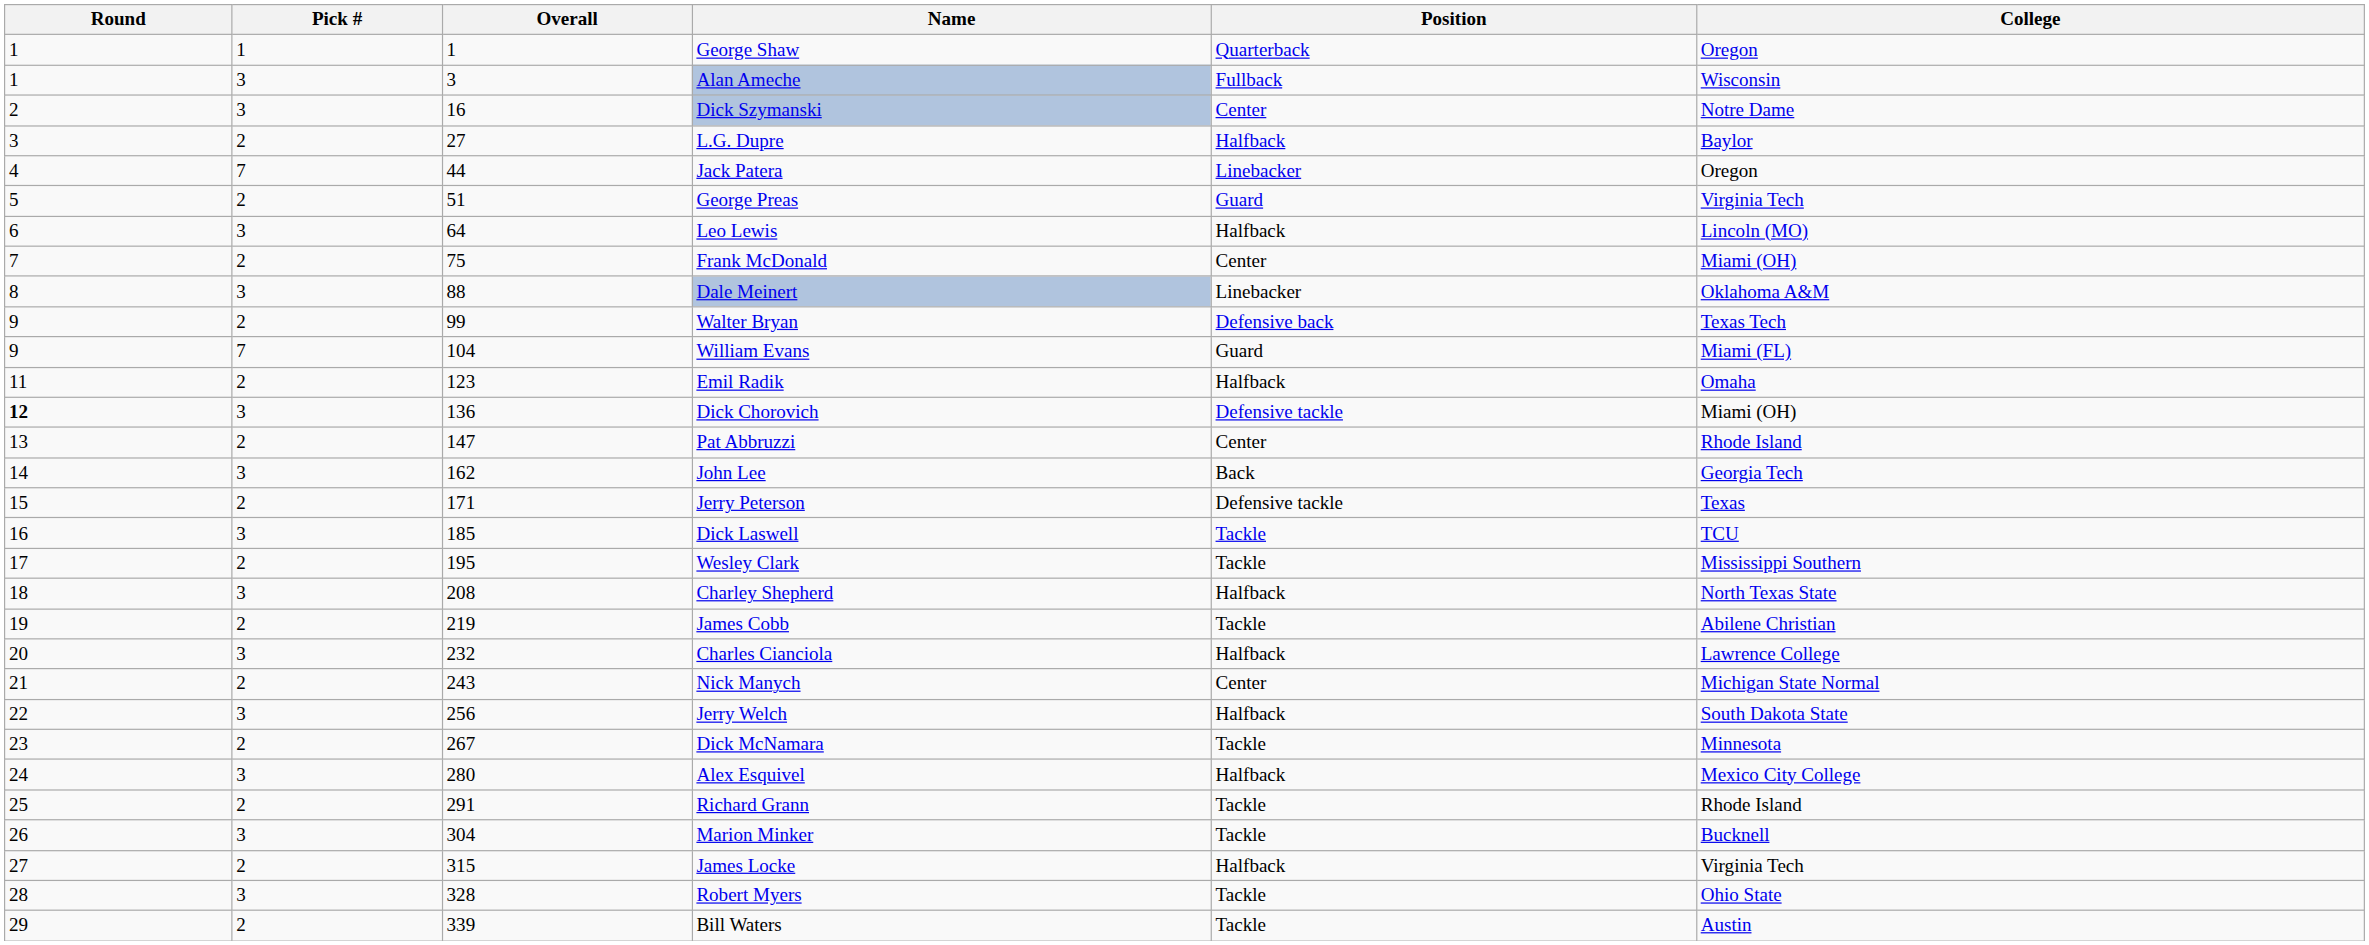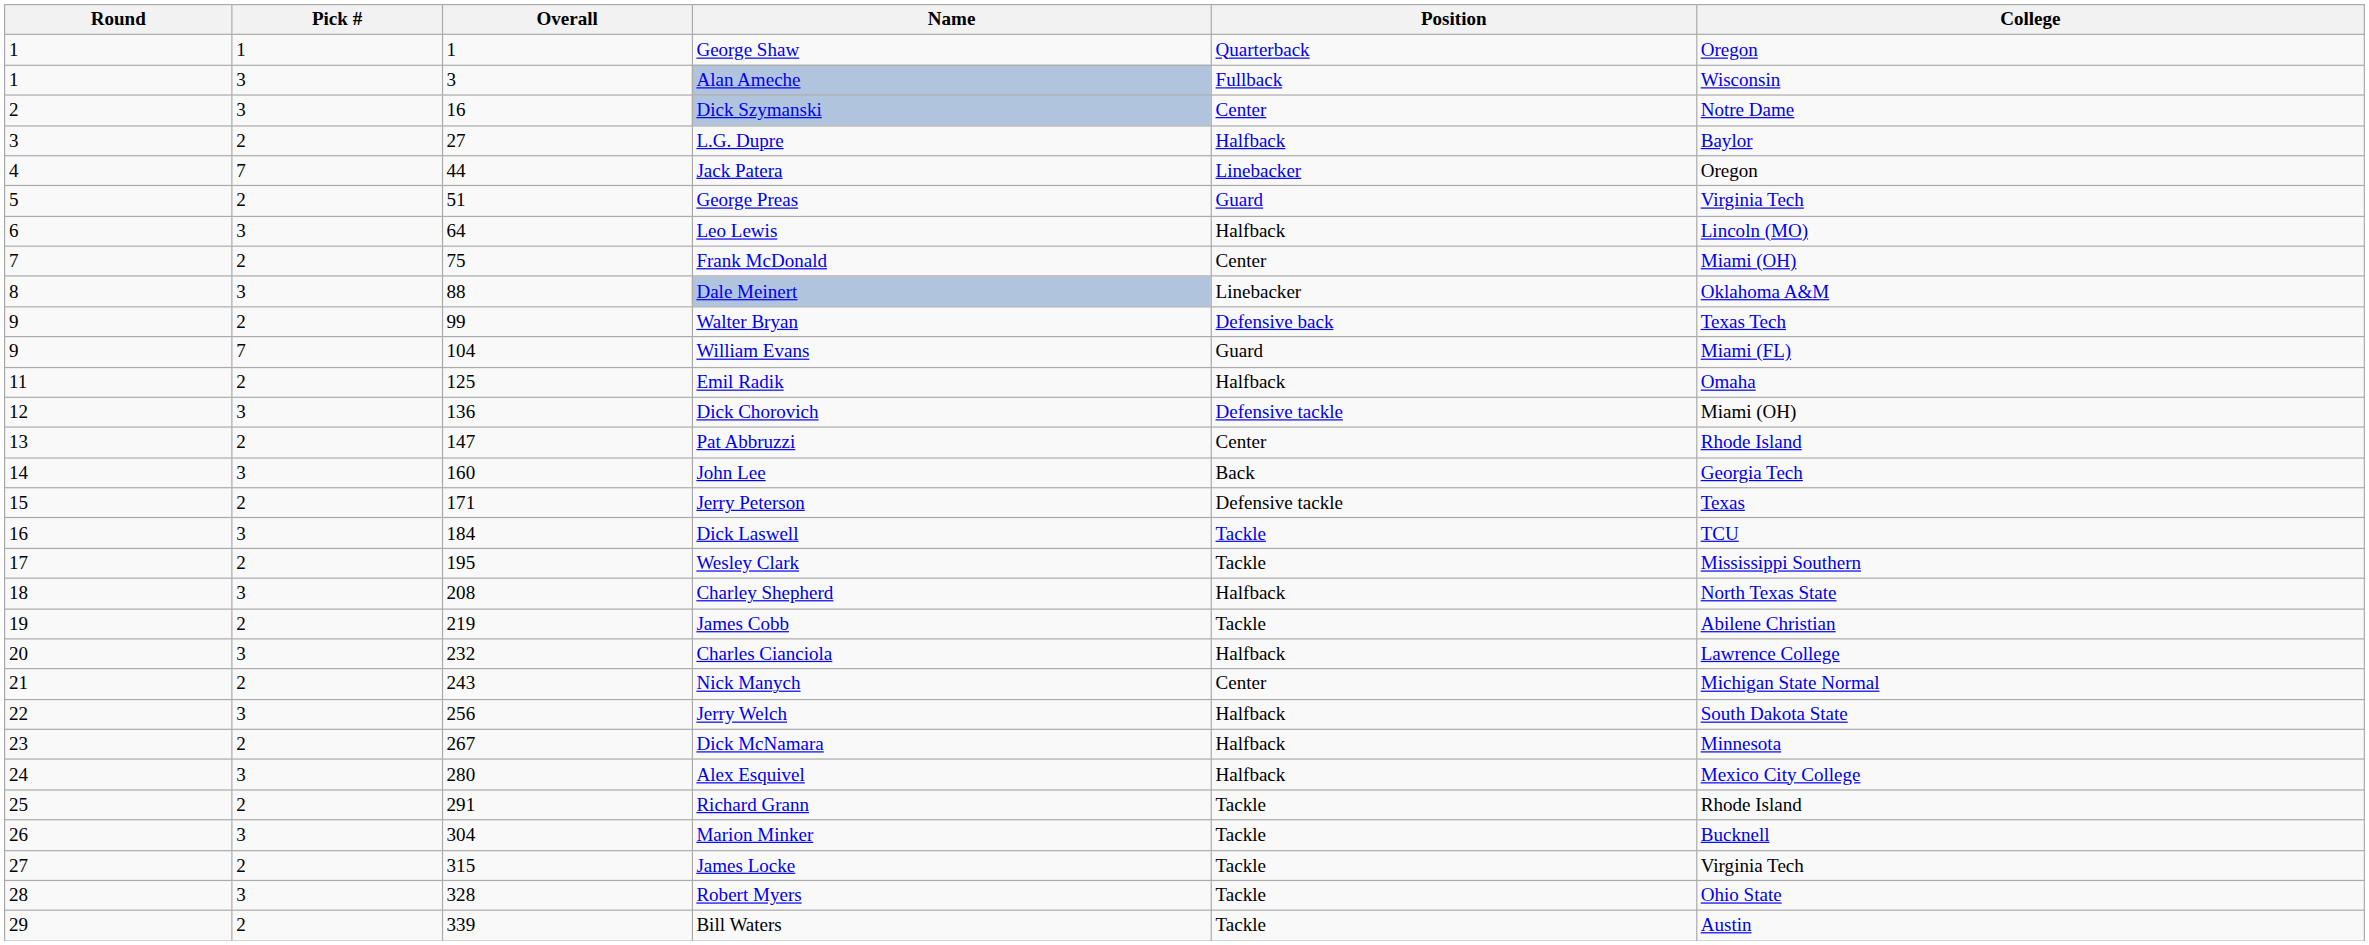(461, 381) 123 -> (461, 381) 125
(19, 412) bold -> (19, 412) normal
(461, 472) 162 -> (461, 472) 160
(461, 532) 185 -> (461, 532) 184
(1241, 744) Tackle -> (1250, 744) Halfback
(1250, 865) Halfback -> (1241, 865) Tackle
